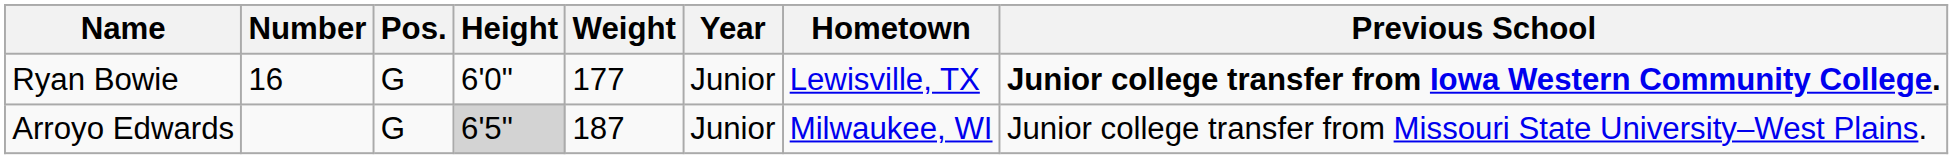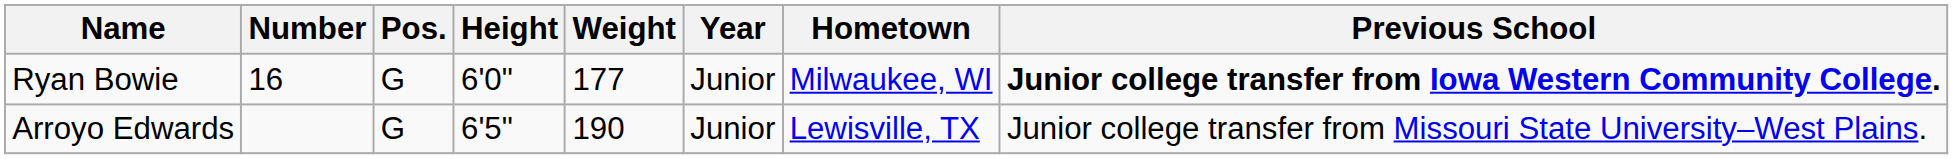(885, 78) Lewisville, TX -> (891, 78) Milwaukee, WI
(487, 128) lightgrey background -> (487, 128) no background
(599, 128) 187 -> (599, 128) 190
(891, 128) Milwaukee, WI -> (885, 128) Lewisville, TX
